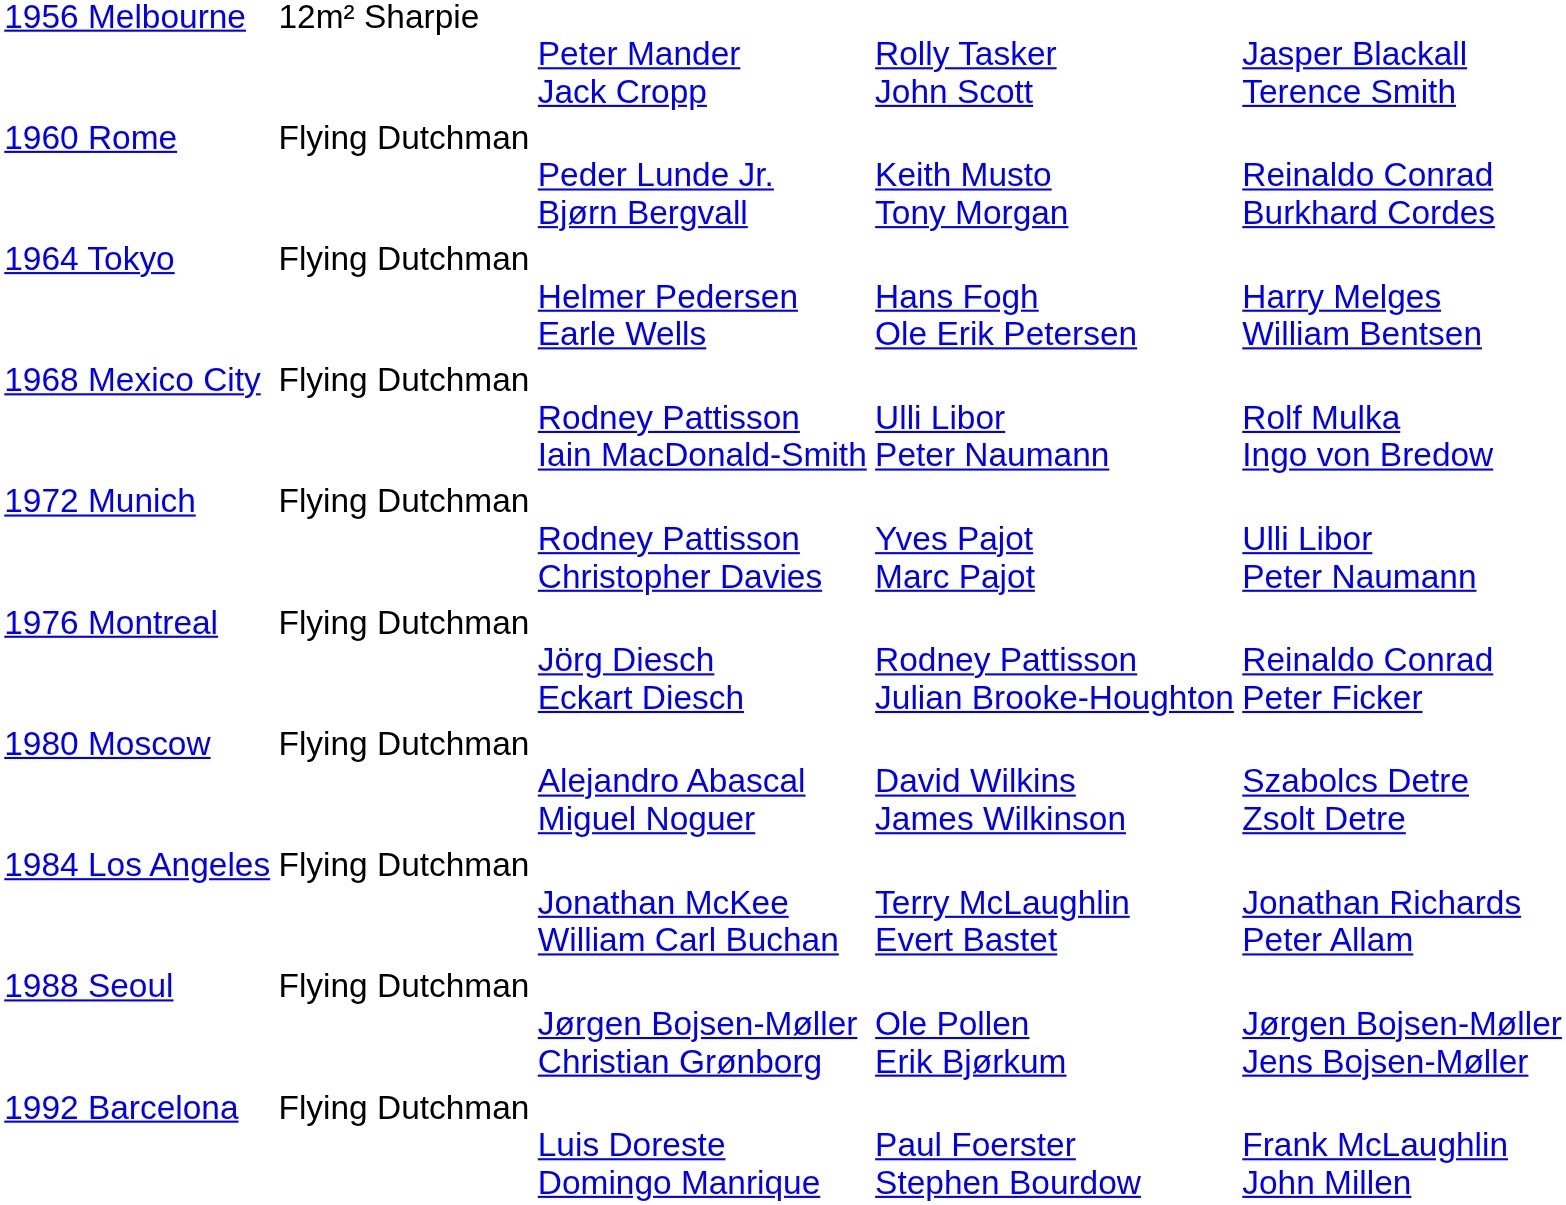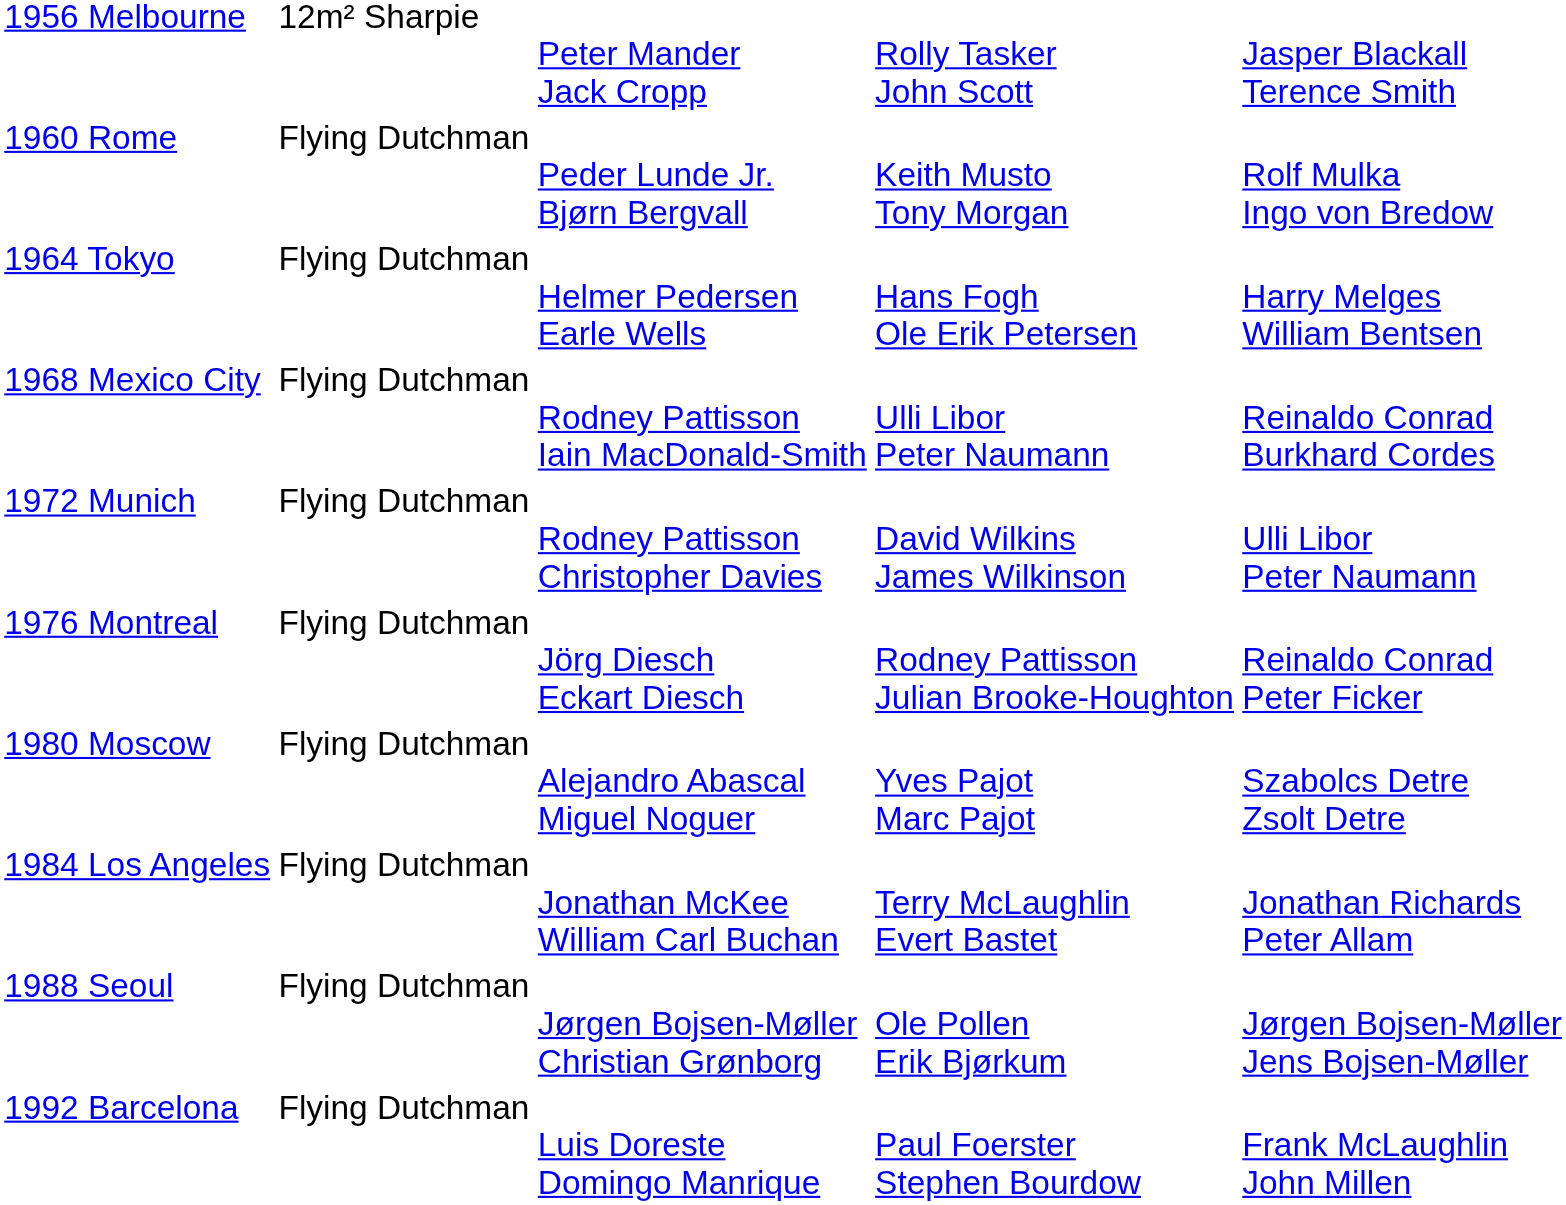(1369, 194) Reinaldo Conrad Burkhard Cordes -> (1368, 194) Rolf Mulka Ingo von Bredow
(1368, 436) Rolf Mulka Ingo von Bredow -> (1369, 436) Reinaldo Conrad Burkhard Cordes
(955, 557) Yves Pajot Marc Pajot -> (1001, 557) David Wilkins James Wilkinson
(1001, 800) David Wilkins James Wilkinson -> (955, 800) Yves Pajot Marc Pajot
